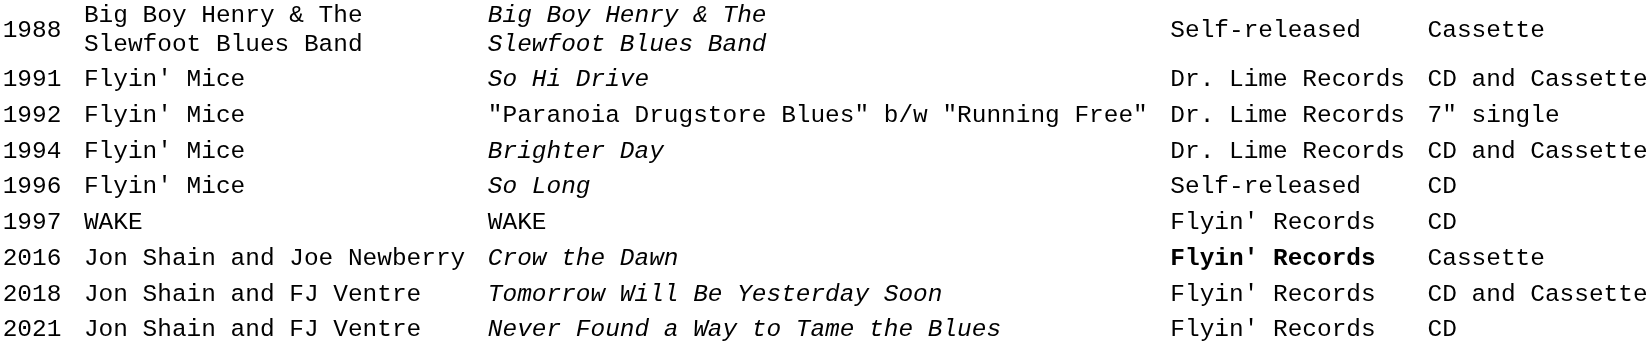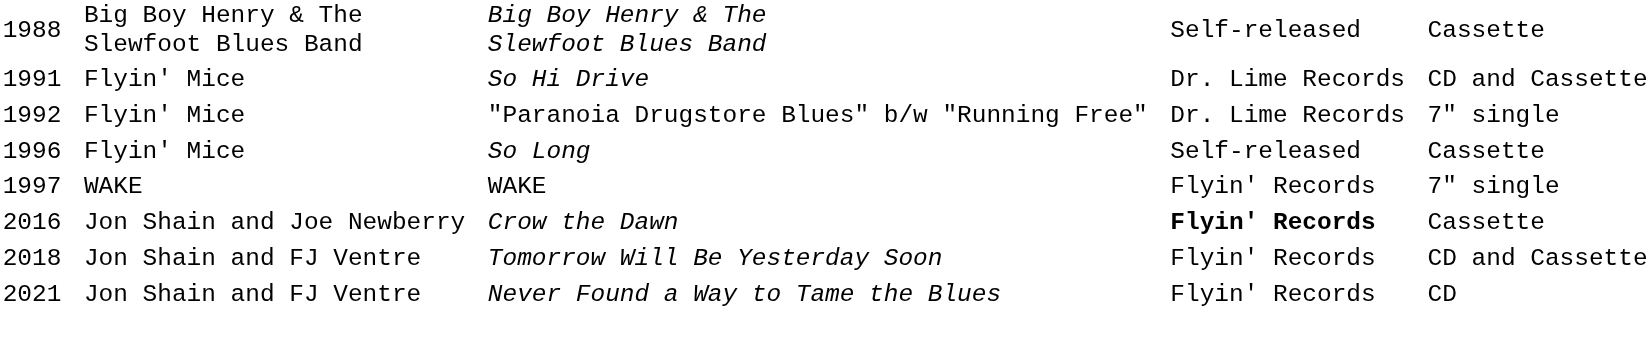- row: (32, 151)
(1442, 187) CD -> (1486, 151) Cassette
(1442, 223) CD -> (1494, 187) 7" single
